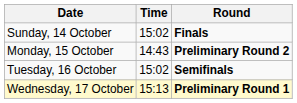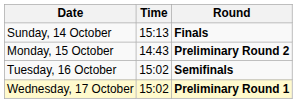(154, 32) 15:02 -> (154, 32) 15:13
(154, 88) 15:13 -> (154, 88) 15:02
